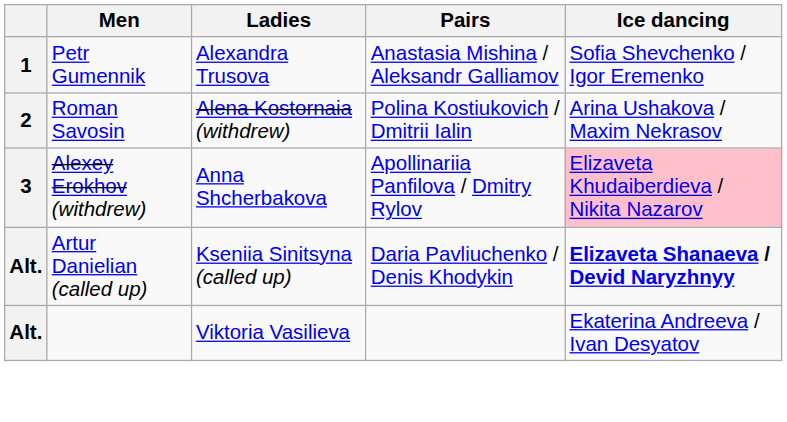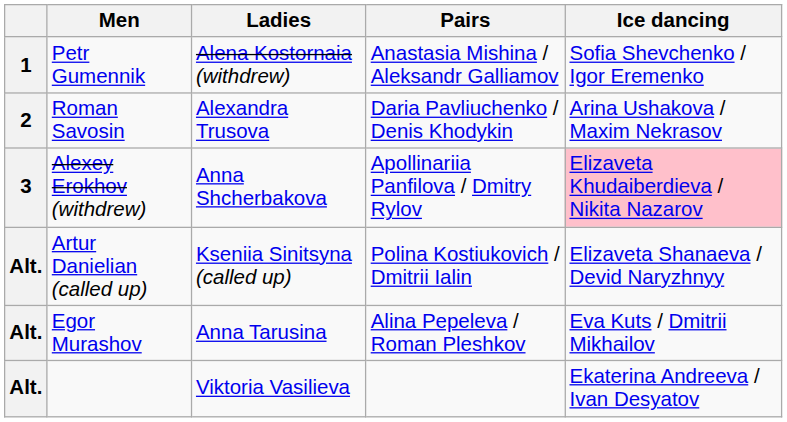(242, 64) Alexandra Trusova -> (274, 64) Alena Kostornaia (withdrew)
(274, 120) Alena Kostornaia (withdrew) -> (242, 120) Alexandra Trusova
(465, 120) Polina Kostiukovich / Dmitrii Ialin -> (465, 120) Daria Pavliuchenko / Denis Khodykin
(465, 265) Daria Pavliuchenko / Denis Khodykin -> (465, 265) Polina Kostiukovich / Dmitrii Ialin
(670, 265) bold -> (666, 265) normal
+ row: (97, 332)
